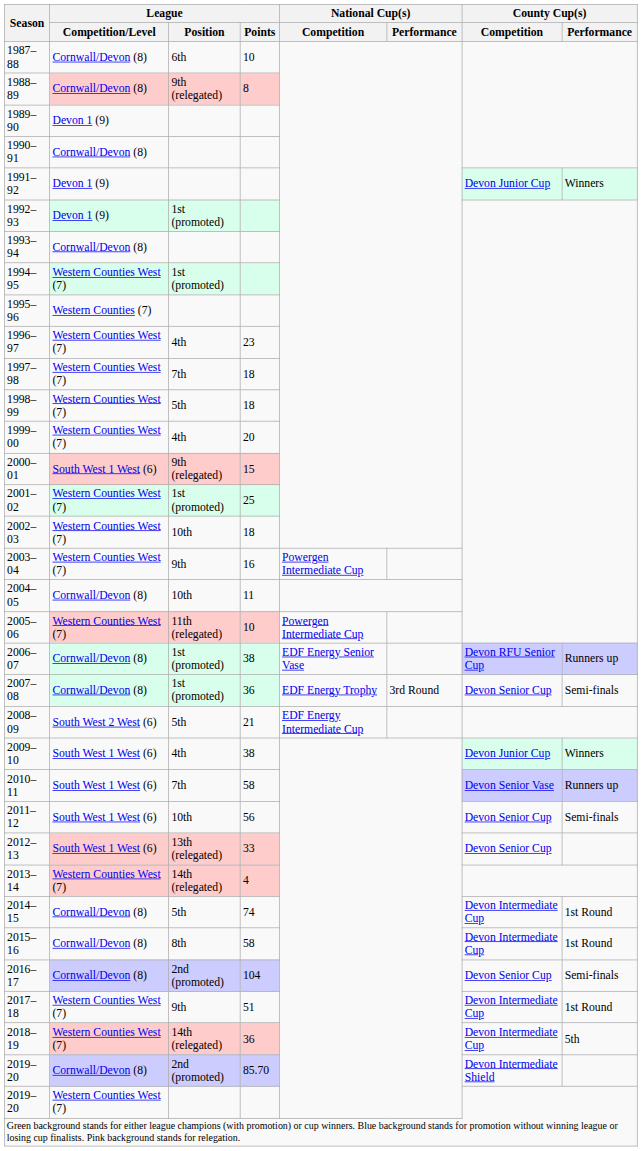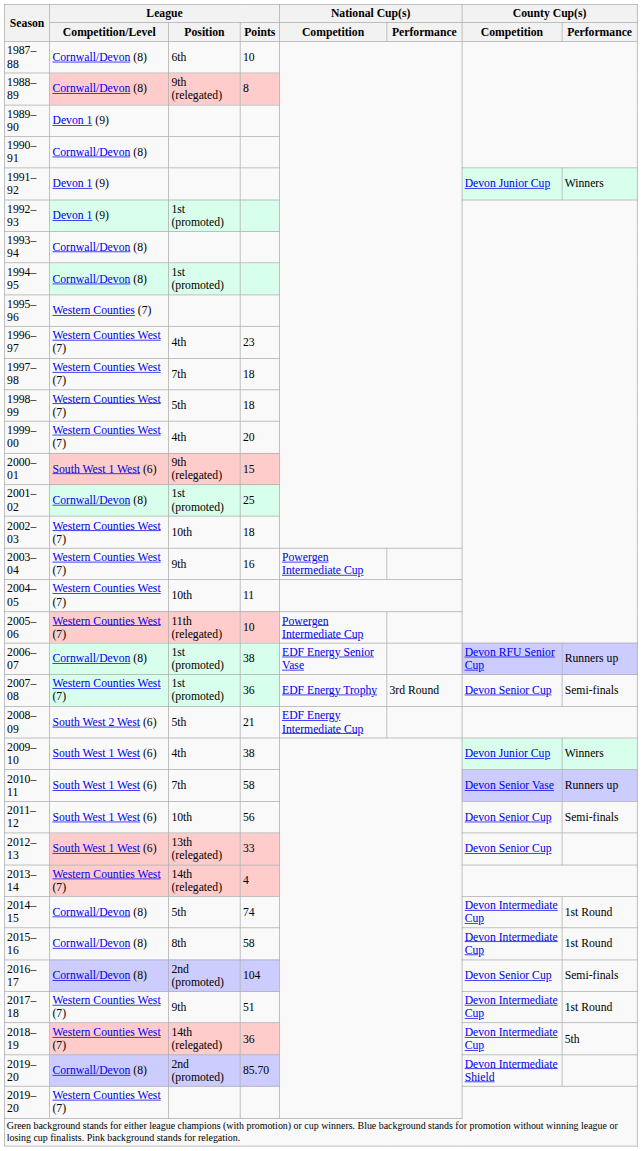(107, 279) Western Counties West (7) -> (100, 279) Cornwall/Devon (8)
(107, 500) Western Counties West (7) -> (100, 500) Cornwall/Devon (8)
(100, 595) Cornwall/Devon (8) -> (107, 595) Western Counties West (7)
(100, 690) Cornwall/Devon (8) -> (107, 690) Western Counties West (7)
